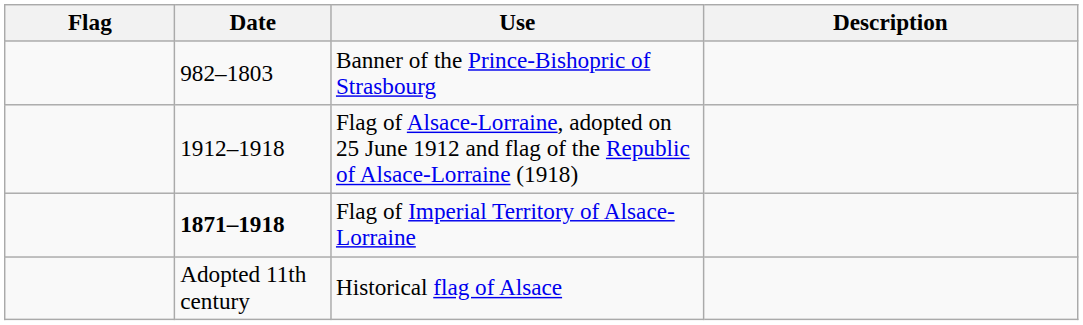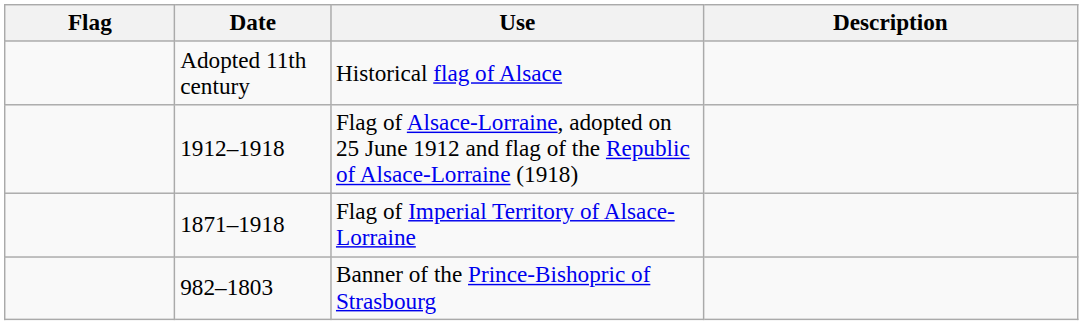rows swapped: (449, 287) <-> (493, 72)
(232, 224) bold -> (232, 224) normal
